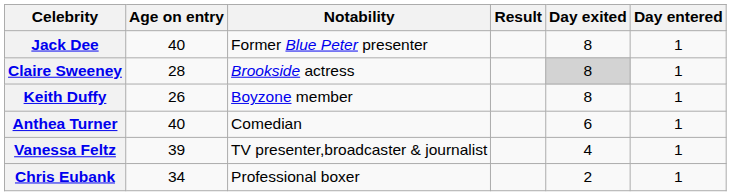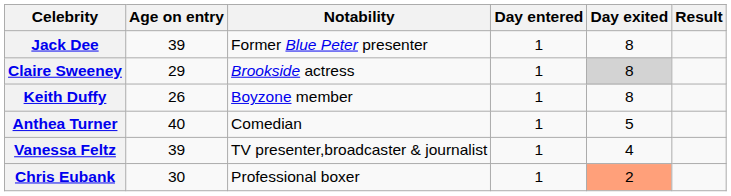columns swapped: (678, 17) <-> (518, 17)
(177, 44) 40 -> (177, 44) 39
(177, 70) 28 -> (177, 70) 29
(588, 123) 6 -> (629, 123) 5
(177, 177) 34 -> (177, 177) 30
(588, 177) no background -> (629, 177) lightsalmon background
